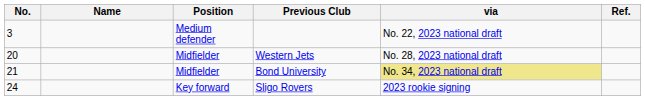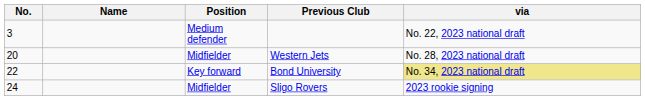- column: (621, 12)
(12, 71) 21 -> (12, 71) 22
(198, 71) Midfielder -> (214, 71) Key forward
(203, 87) Key forward -> (209, 87) Midfielder
